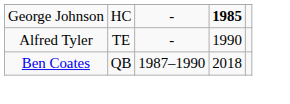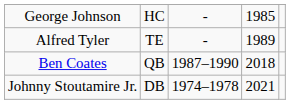(227, 16) bold -> (260, 16) normal
(227, 39) 1990 -> (260, 39) 1989
+ row: (73, 87)
